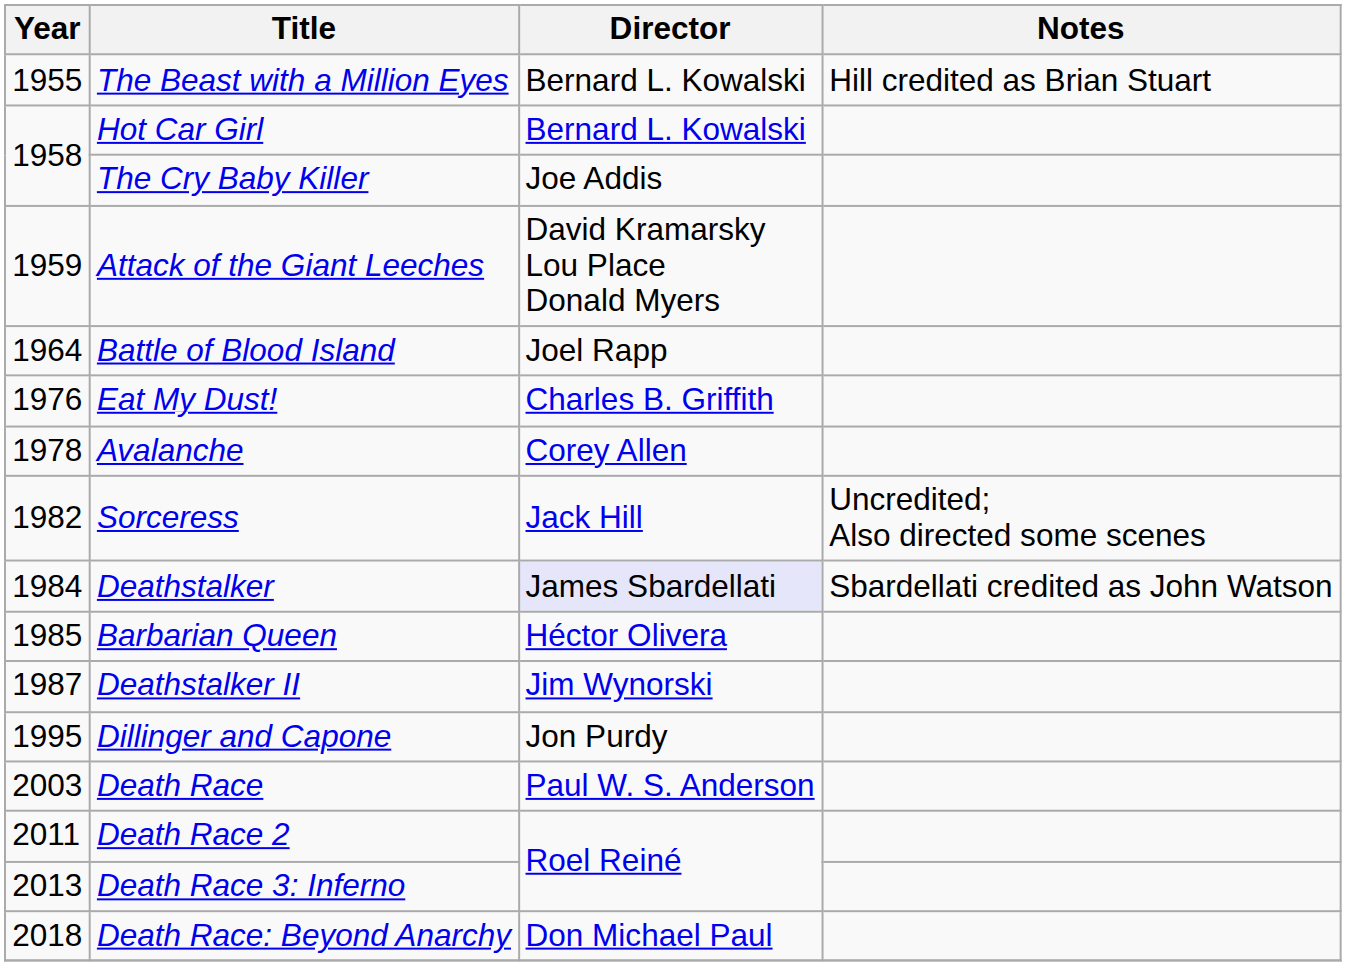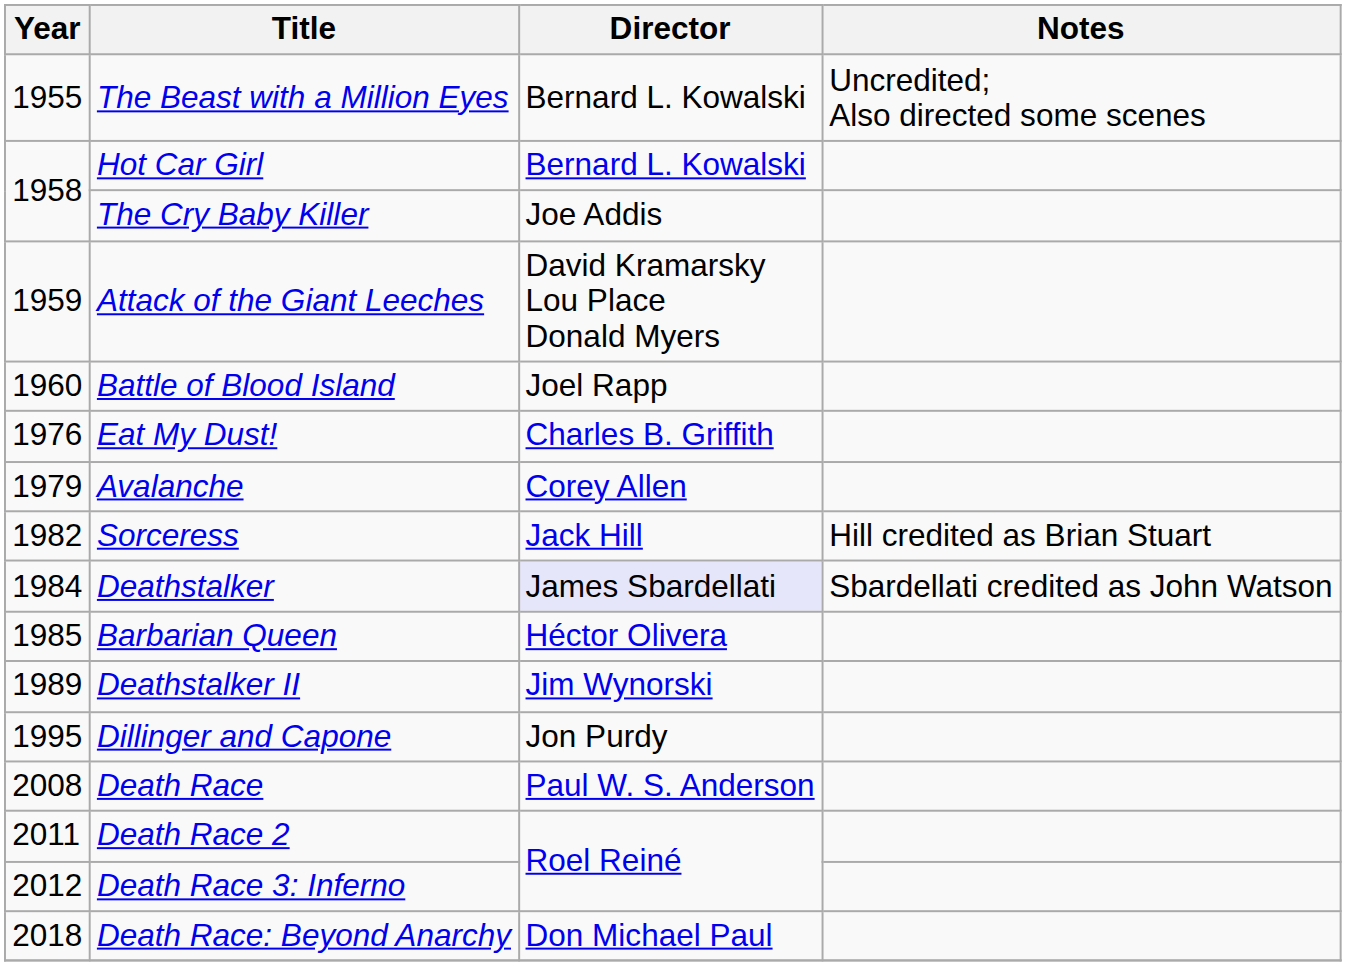(1020, 79) Hill credited as Brian Stuart -> (1017, 97) Uncredited; Also directed some scenes
(47, 350) 1964 -> (47, 385) 1960
(47, 450) 1978 -> (47, 485) 1979
(1017, 518) Uncredited; Also directed some scenes -> (1020, 535) Hill credited as Brian Stuart
(47, 685) 1987 -> (47, 685) 1989
(47, 785) 2003 -> (47, 785) 2008
(47, 885) 2013 -> (47, 885) 2012
